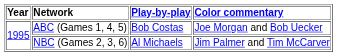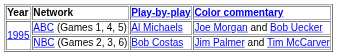(157, 28) Bob Costas -> (157, 28) Al Michaels
(157, 43) Al Michaels -> (157, 43) Bob Costas
